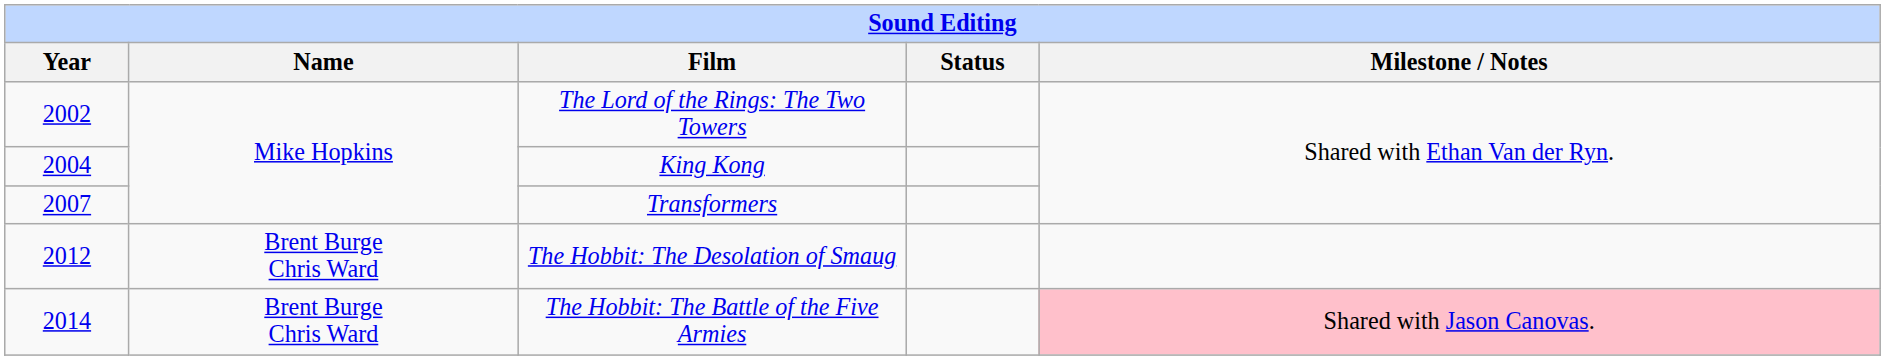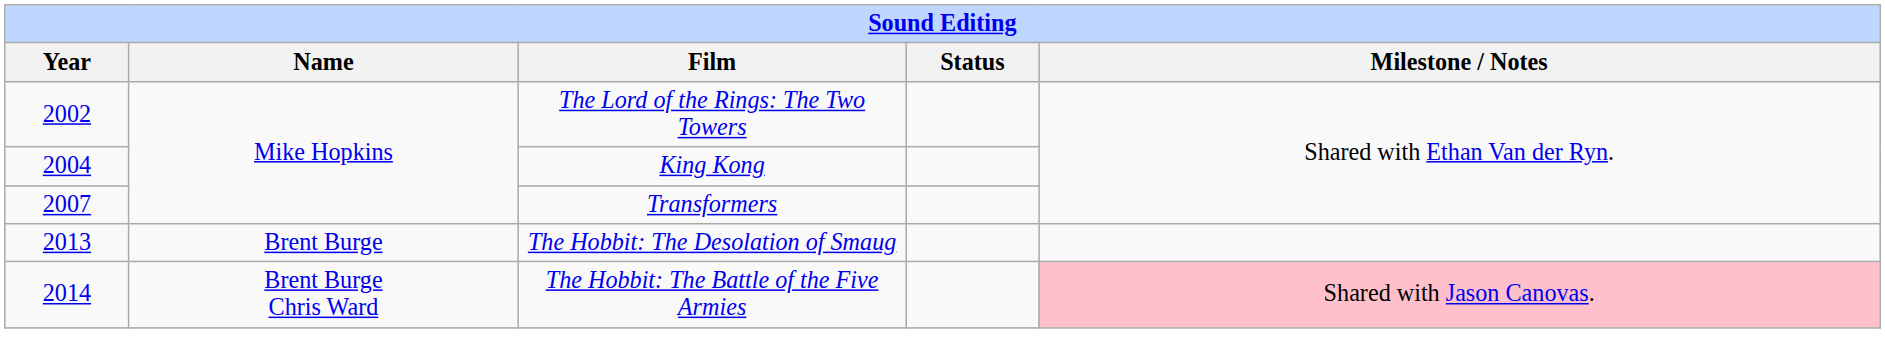(67, 256) 2012 -> (67, 242) 2013
(323, 256) Brent Burge Chris Ward -> (323, 242) Brent Burge
